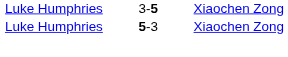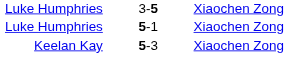+ row: (148, 26)
(54, 26) Luke Humphries -> (68, 45) Keelan Kay
